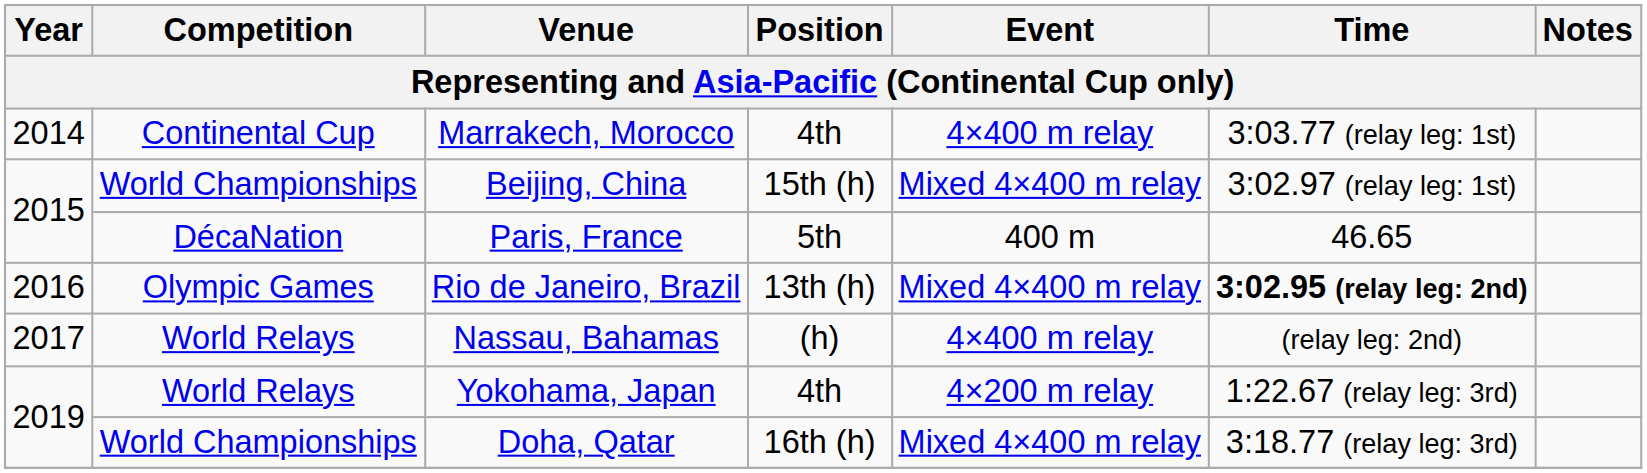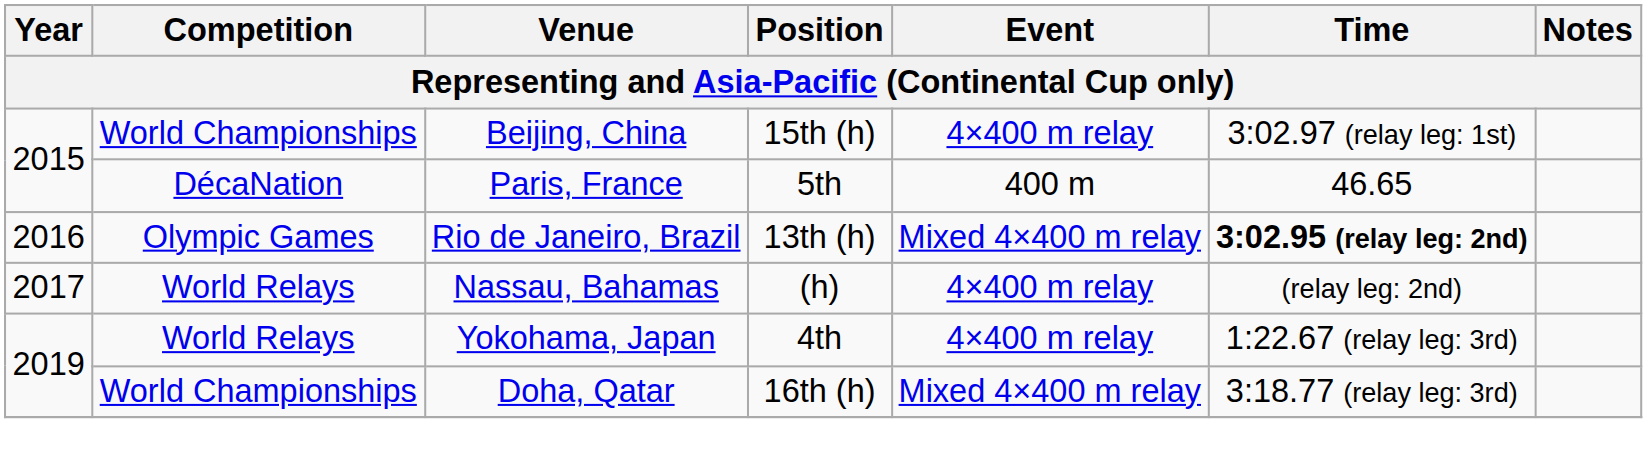- row: (586, 133)
(1050, 184) Mixed 4×400 m relay -> (1050, 133) 4×400 m relay
(1050, 390) 4×200 m relay -> (1050, 339) 4×400 m relay
